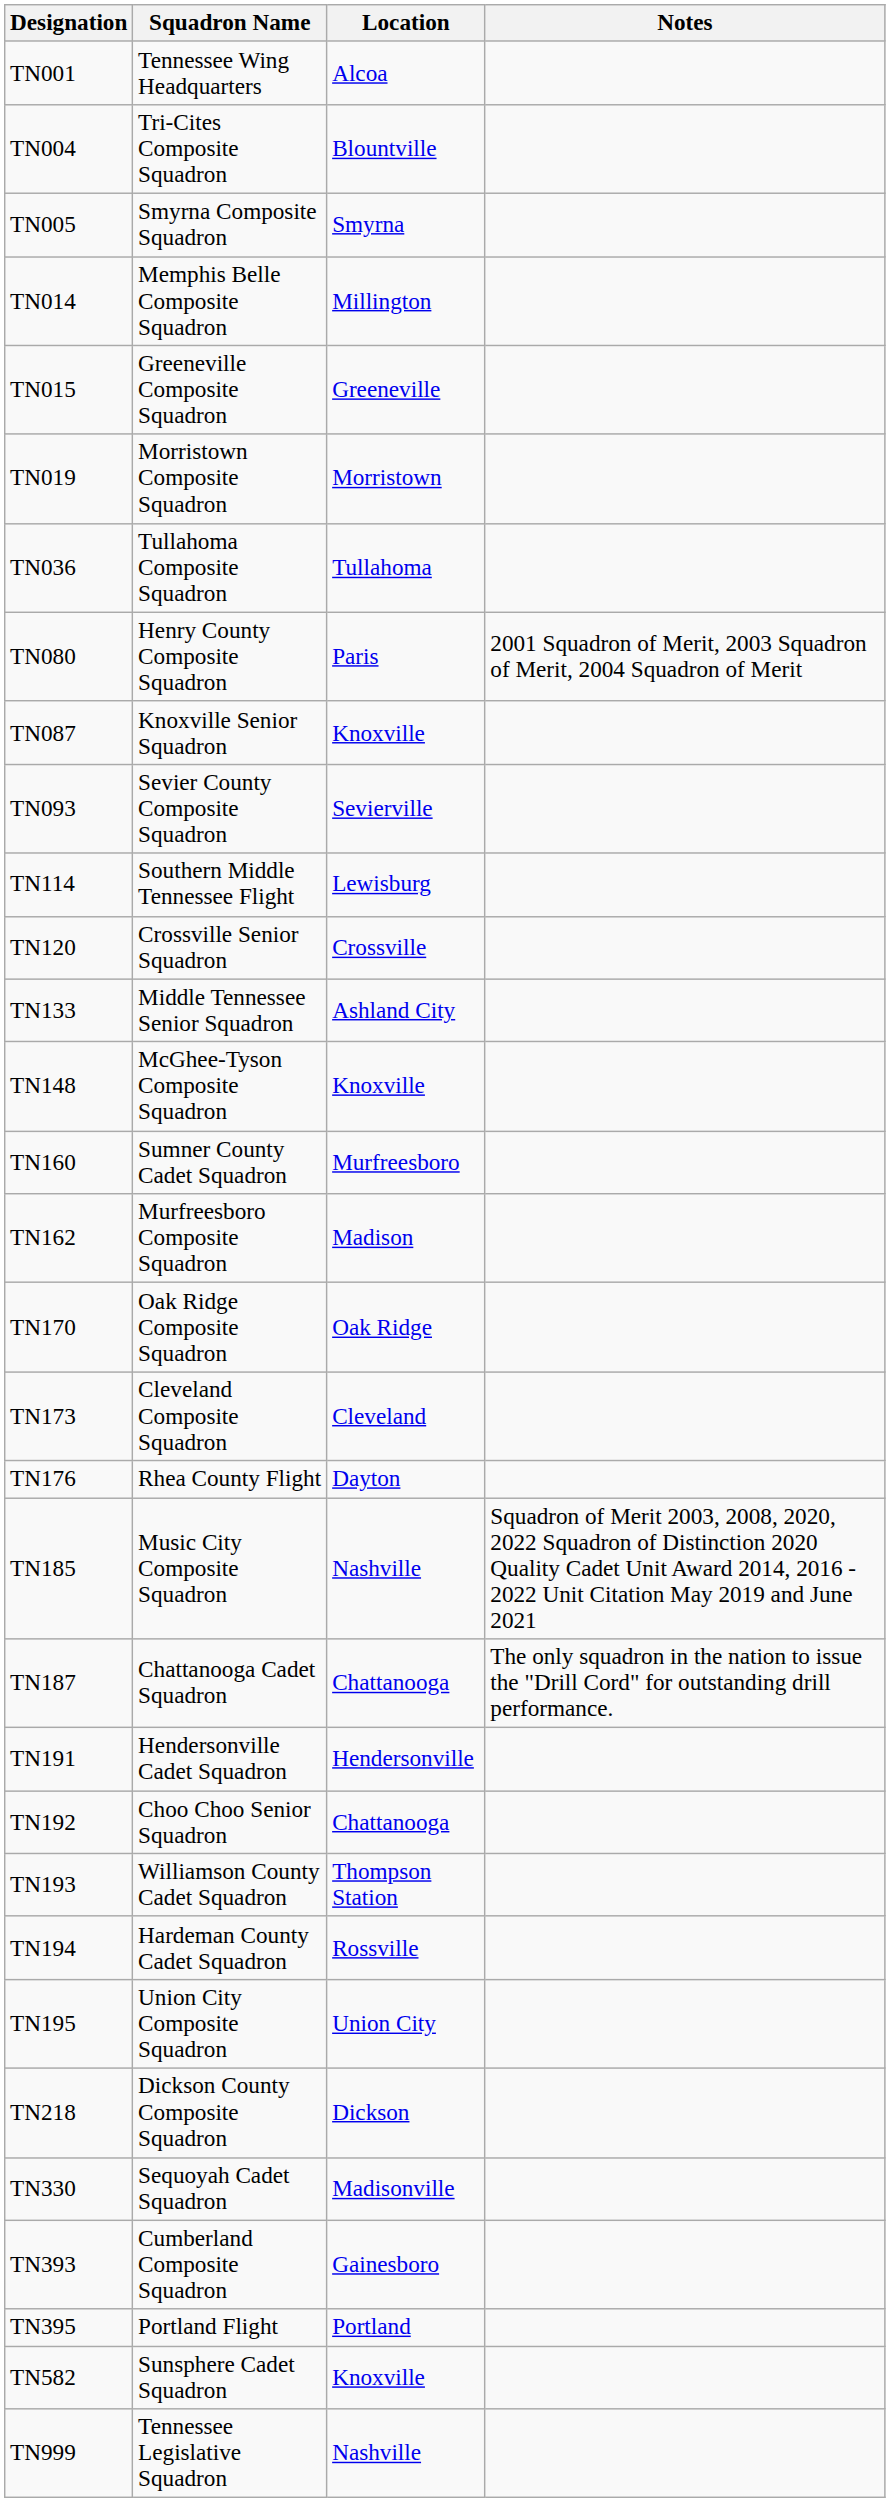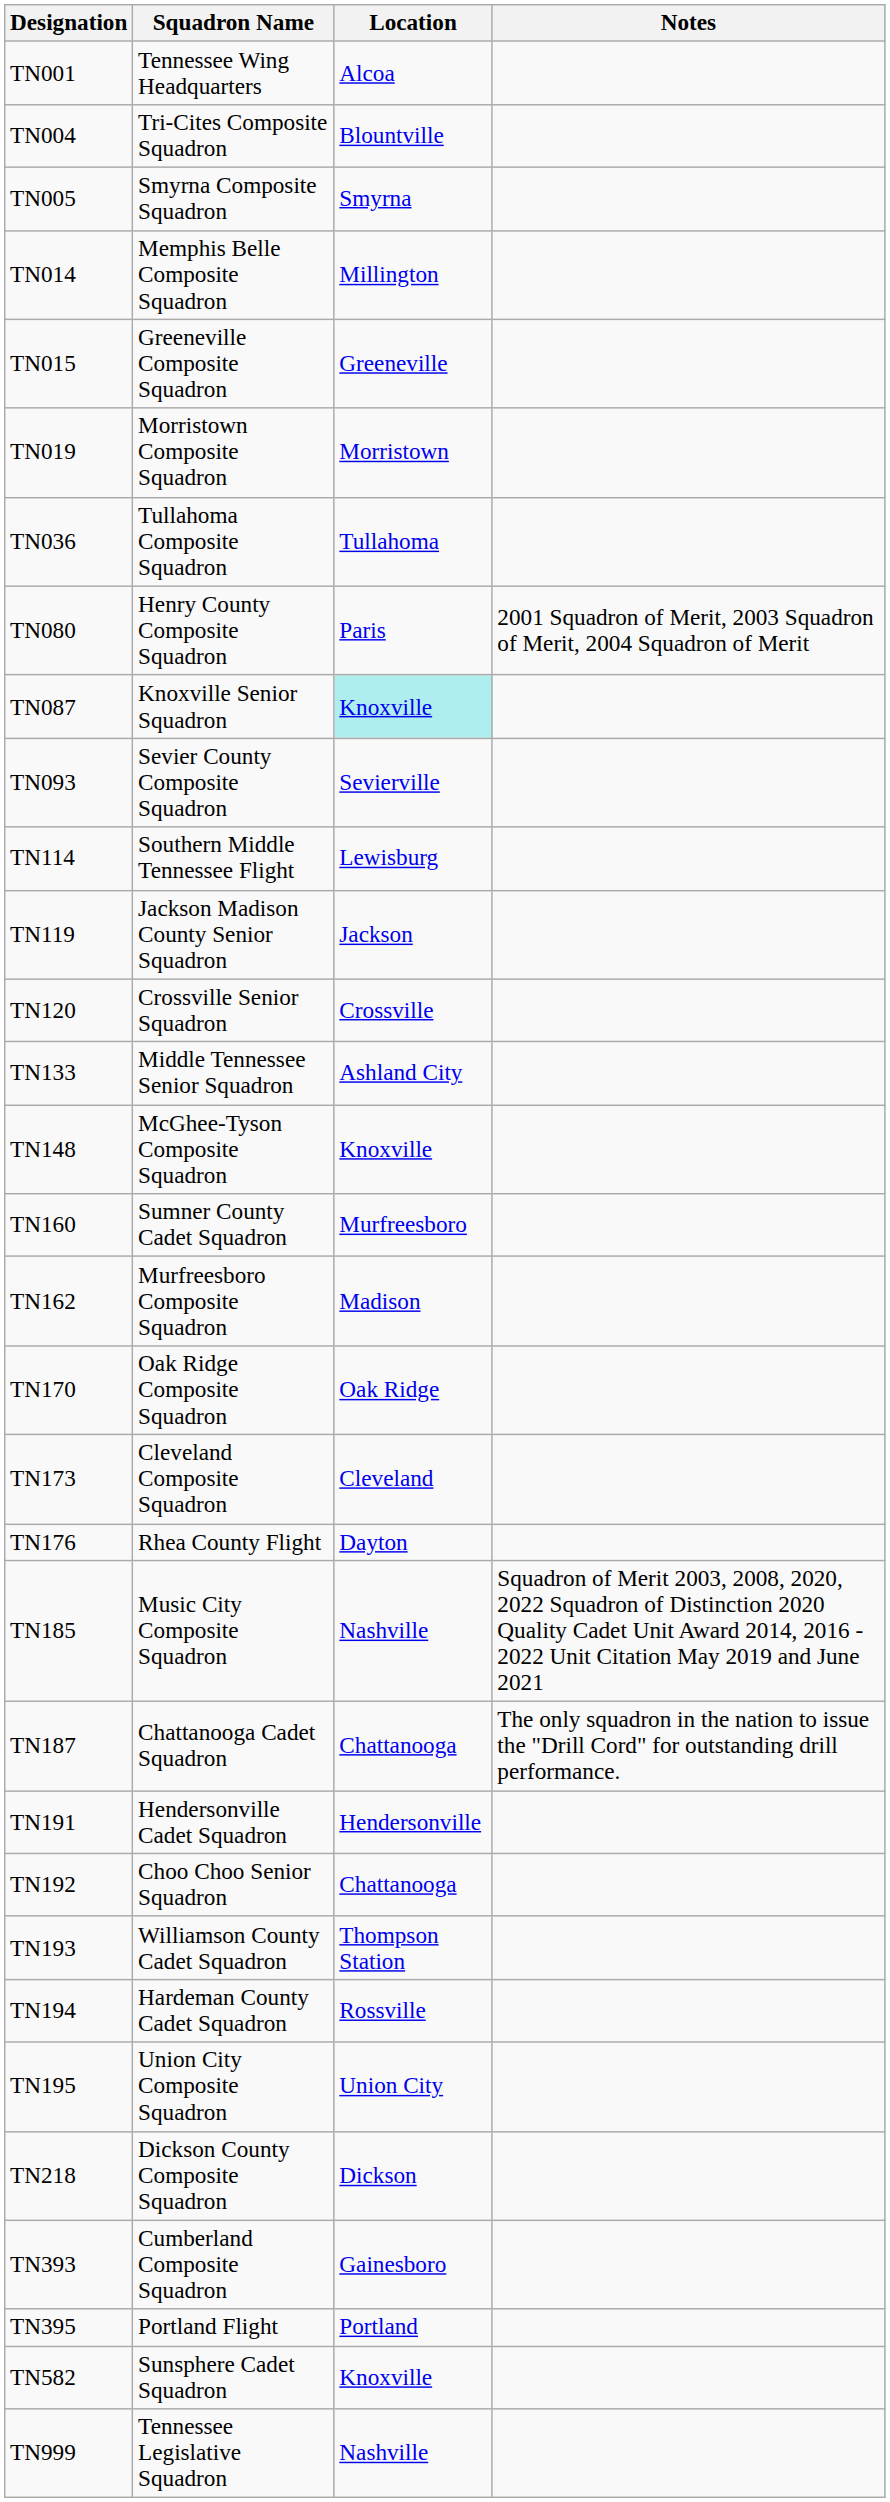(379, 732) no background -> (386, 706) paleturquoise background
+ row: (43, 934)
- row: (43, 2188)
